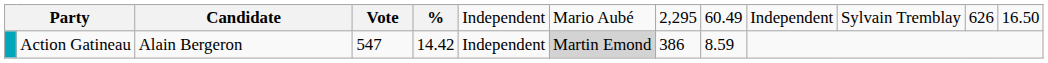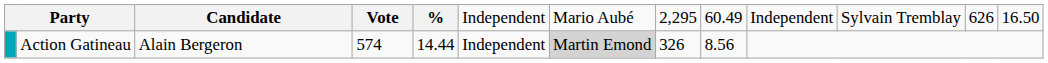(369, 44) 547 -> (369, 44) 574
(436, 44) 14.42 -> (436, 44) 14.44
(672, 44) 386 -> (672, 44) 326
(719, 44) 8.59 -> (719, 44) 8.56
